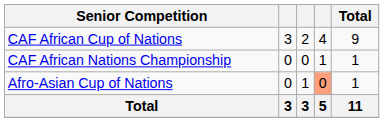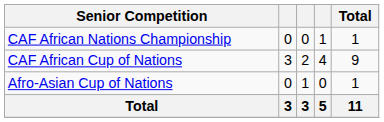rows swapped: (95, 39) <-> (119, 61)
(323, 84) lightsalmon background -> (323, 84) no background
